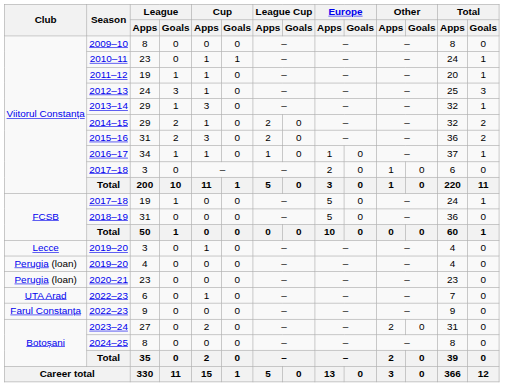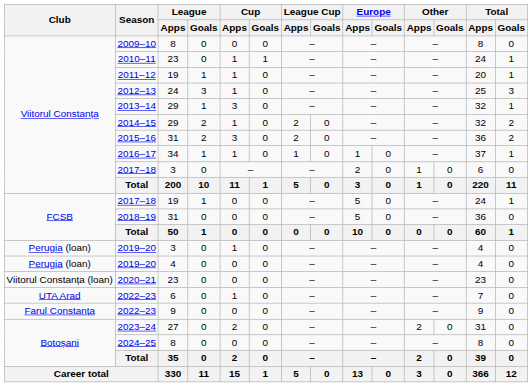(46, 248) Lecce -> (60, 248) Perugia (loan)
(46, 279) Perugia (loan) -> (60, 279) Viitorul Constanța (loan)
